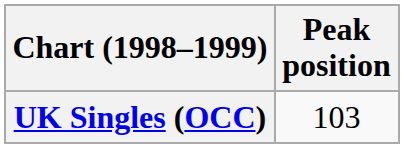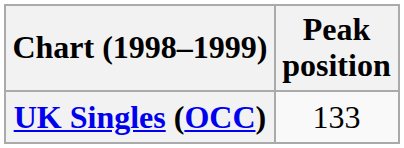(336, 116) 103 -> (336, 116) 133
